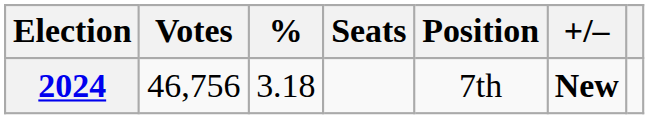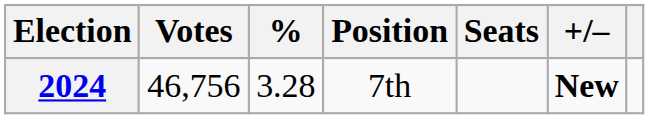columns swapped: (481, 31) <-> (369, 31)
(286, 85) 3.18 -> (286, 85) 3.28
